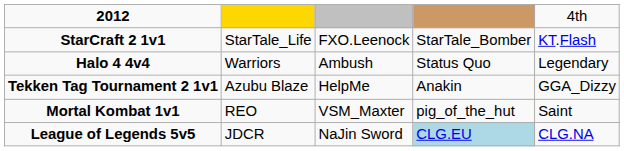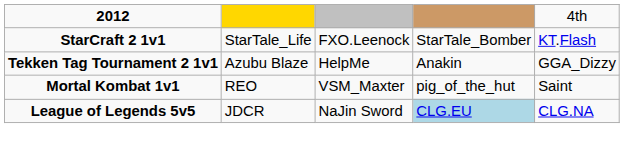- row: (113, 63)
